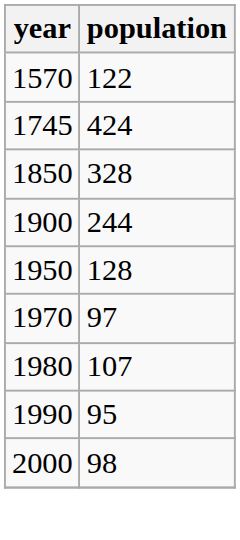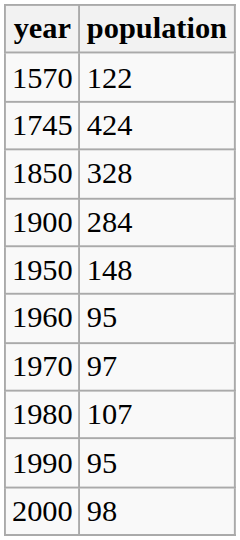(110, 221) 244 -> (110, 221) 284
(110, 269) 128 -> (110, 269) 148
+ row: (42, 317)
